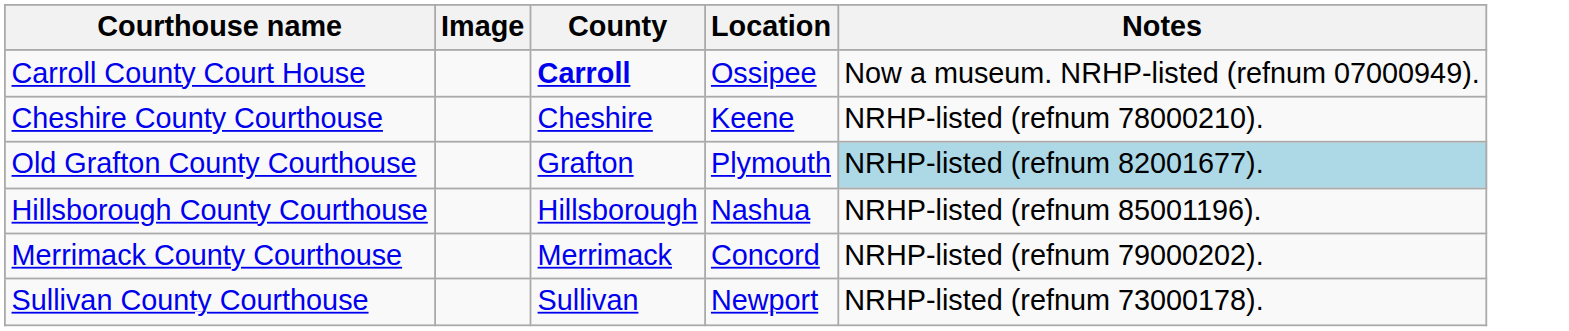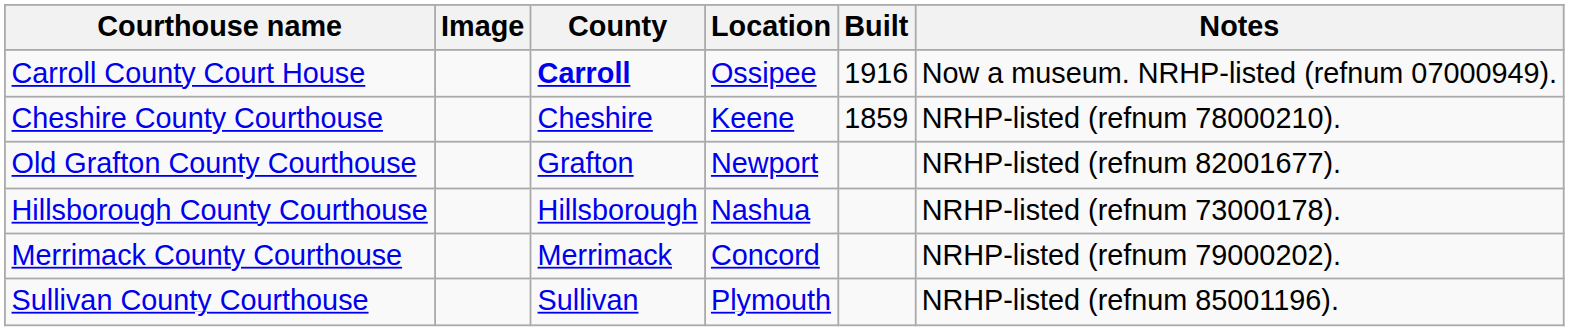+ column: (876, 27)
(771, 164) Plymouth -> (765, 164) Newport
(1054, 164) lightblue background -> (1131, 164) no background
(1053, 210) NRHP-listed (refnum 85001196). -> (1131, 210) NRHP-listed (refnum 73000178).
(765, 301) Newport -> (771, 301) Plymouth
(1054, 301) NRHP-listed (refnum 73000178). -> (1130, 301) NRHP-listed (refnum 85001196).
